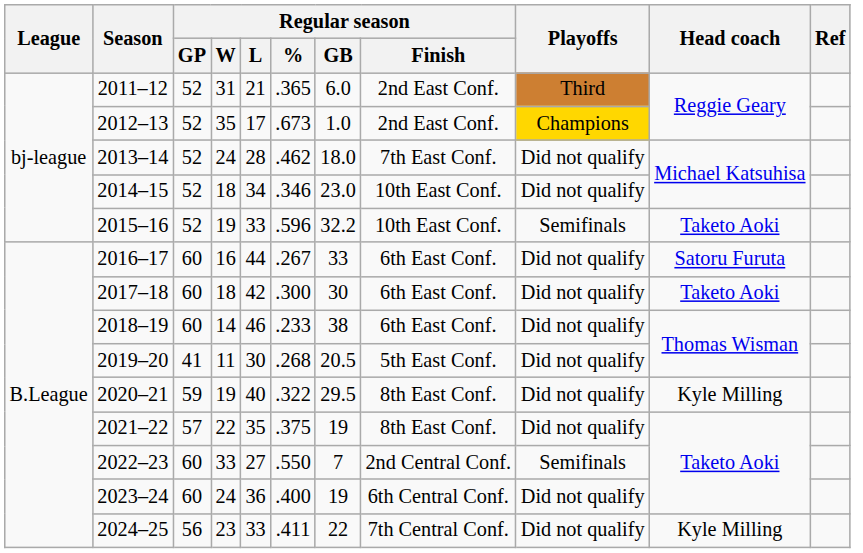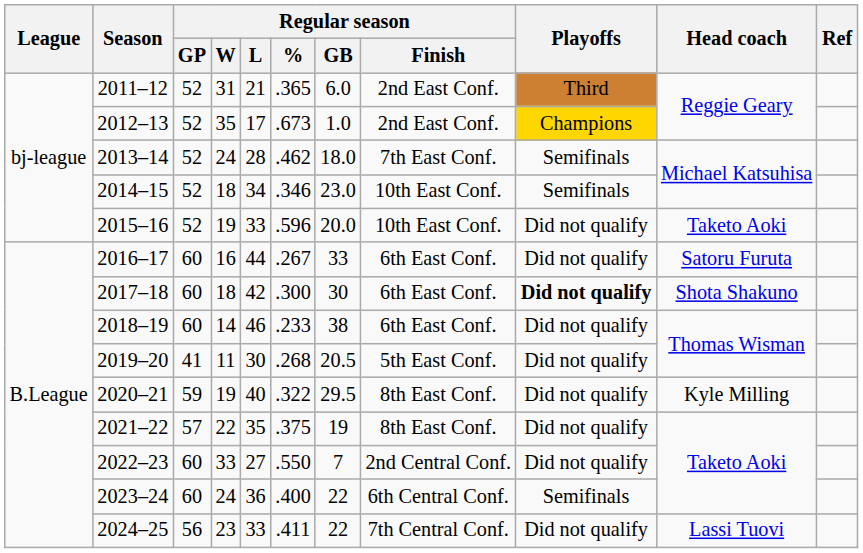(583, 157) Did not qualify -> (586, 157) Semifinals
(583, 191) Did not qualify -> (586, 191) Semifinals
(338, 225) 32.2 -> (338, 225) 20.0
(583, 225) Semifinals -> (586, 225) Did not qualify
(583, 293) normal -> (586, 293) bold
(730, 293) Taketo Aoki -> (737, 293) Shota Shakuno
(583, 462) Semifinals -> (586, 462) Did not qualify
(338, 496) 19 -> (338, 496) 22
(583, 496) Did not qualify -> (586, 496) Semifinals
(730, 530) Kyle Milling -> (737, 530) Lassi Tuovi
